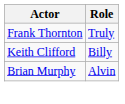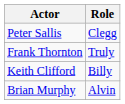+ row: (34, 33)
